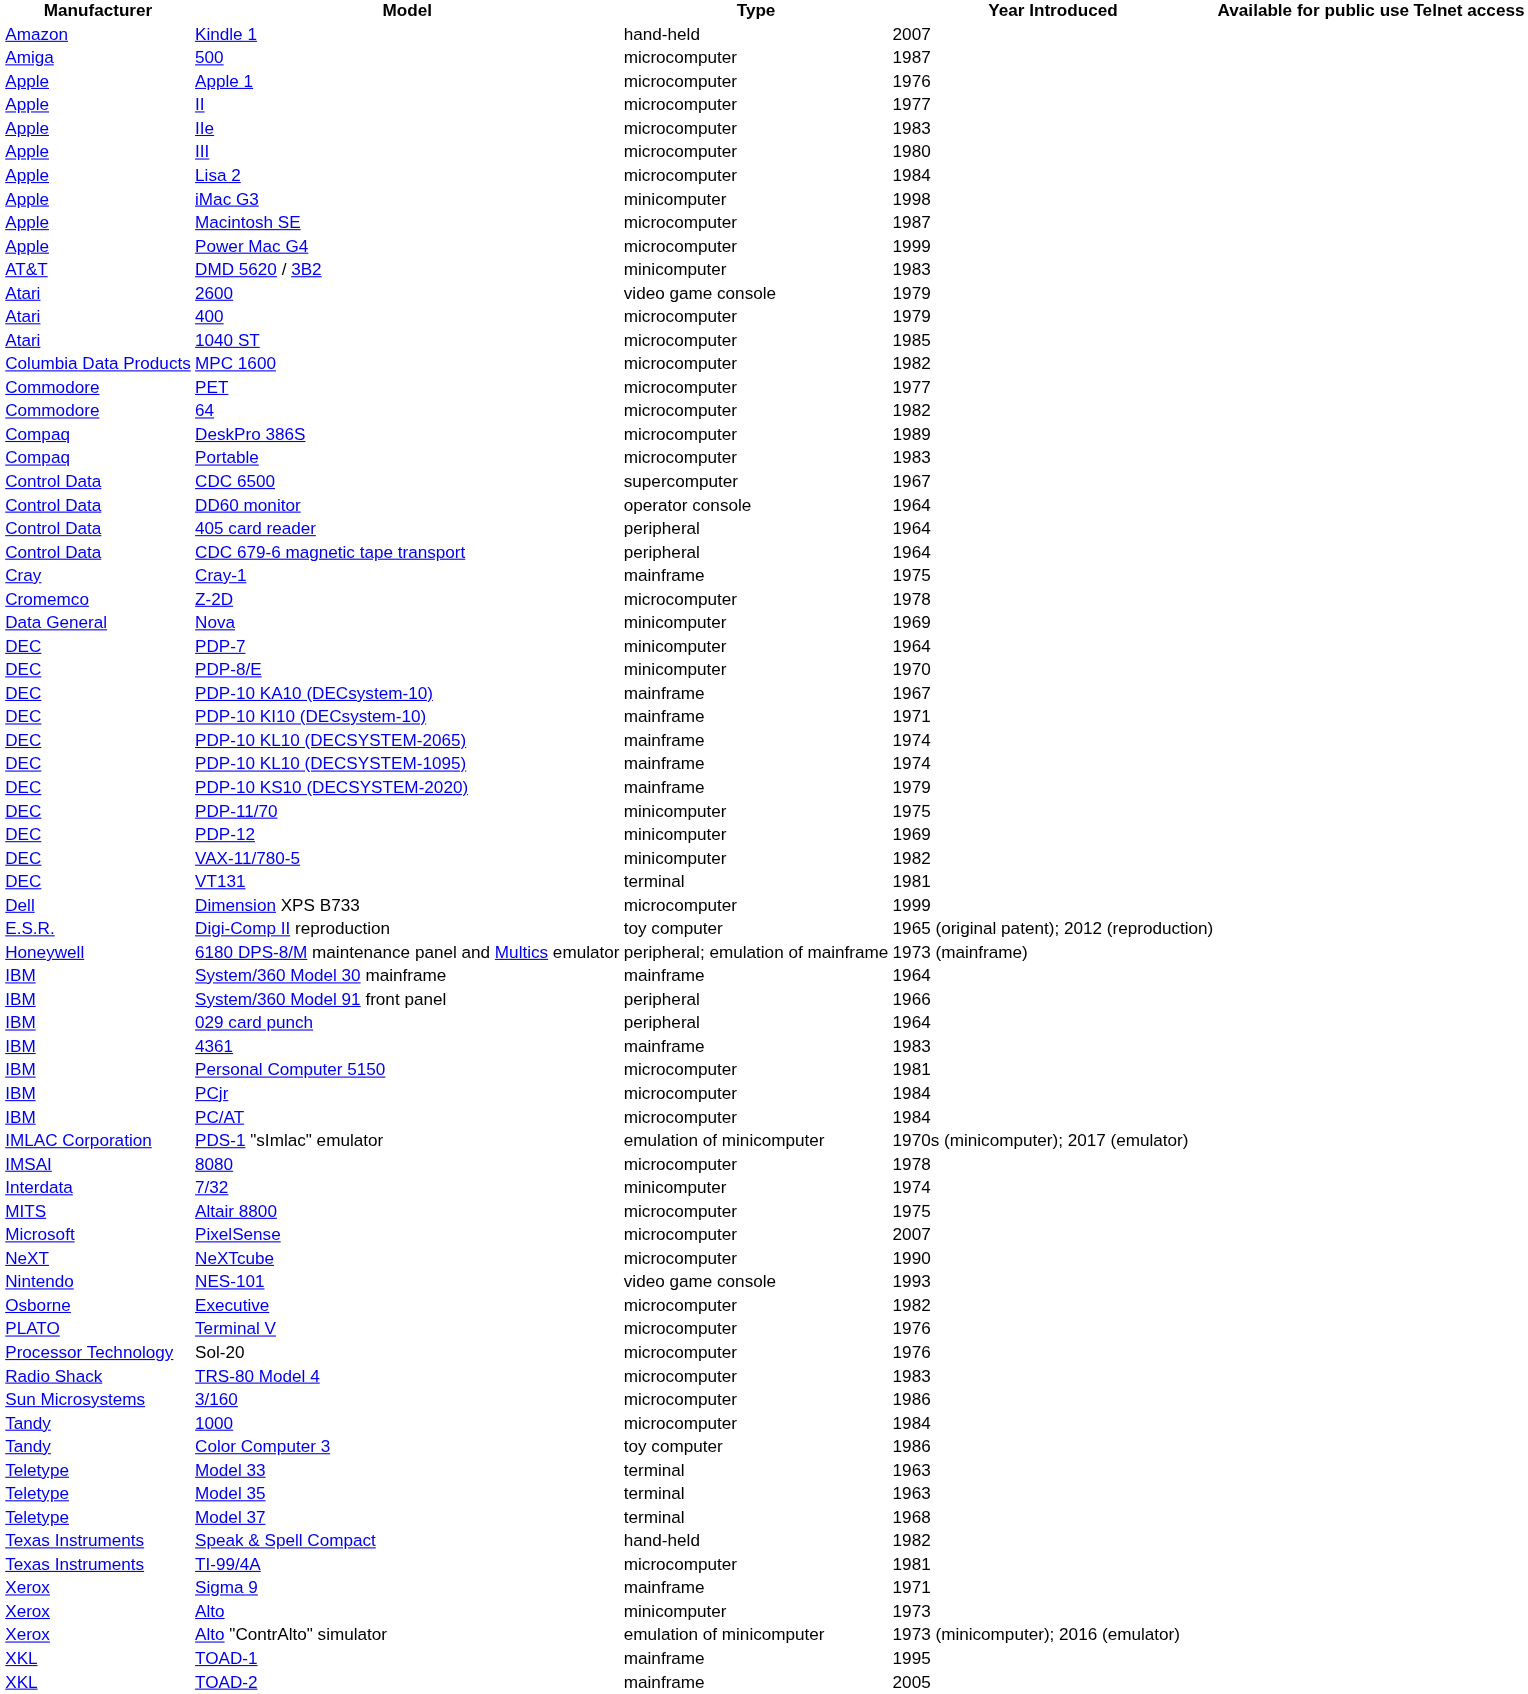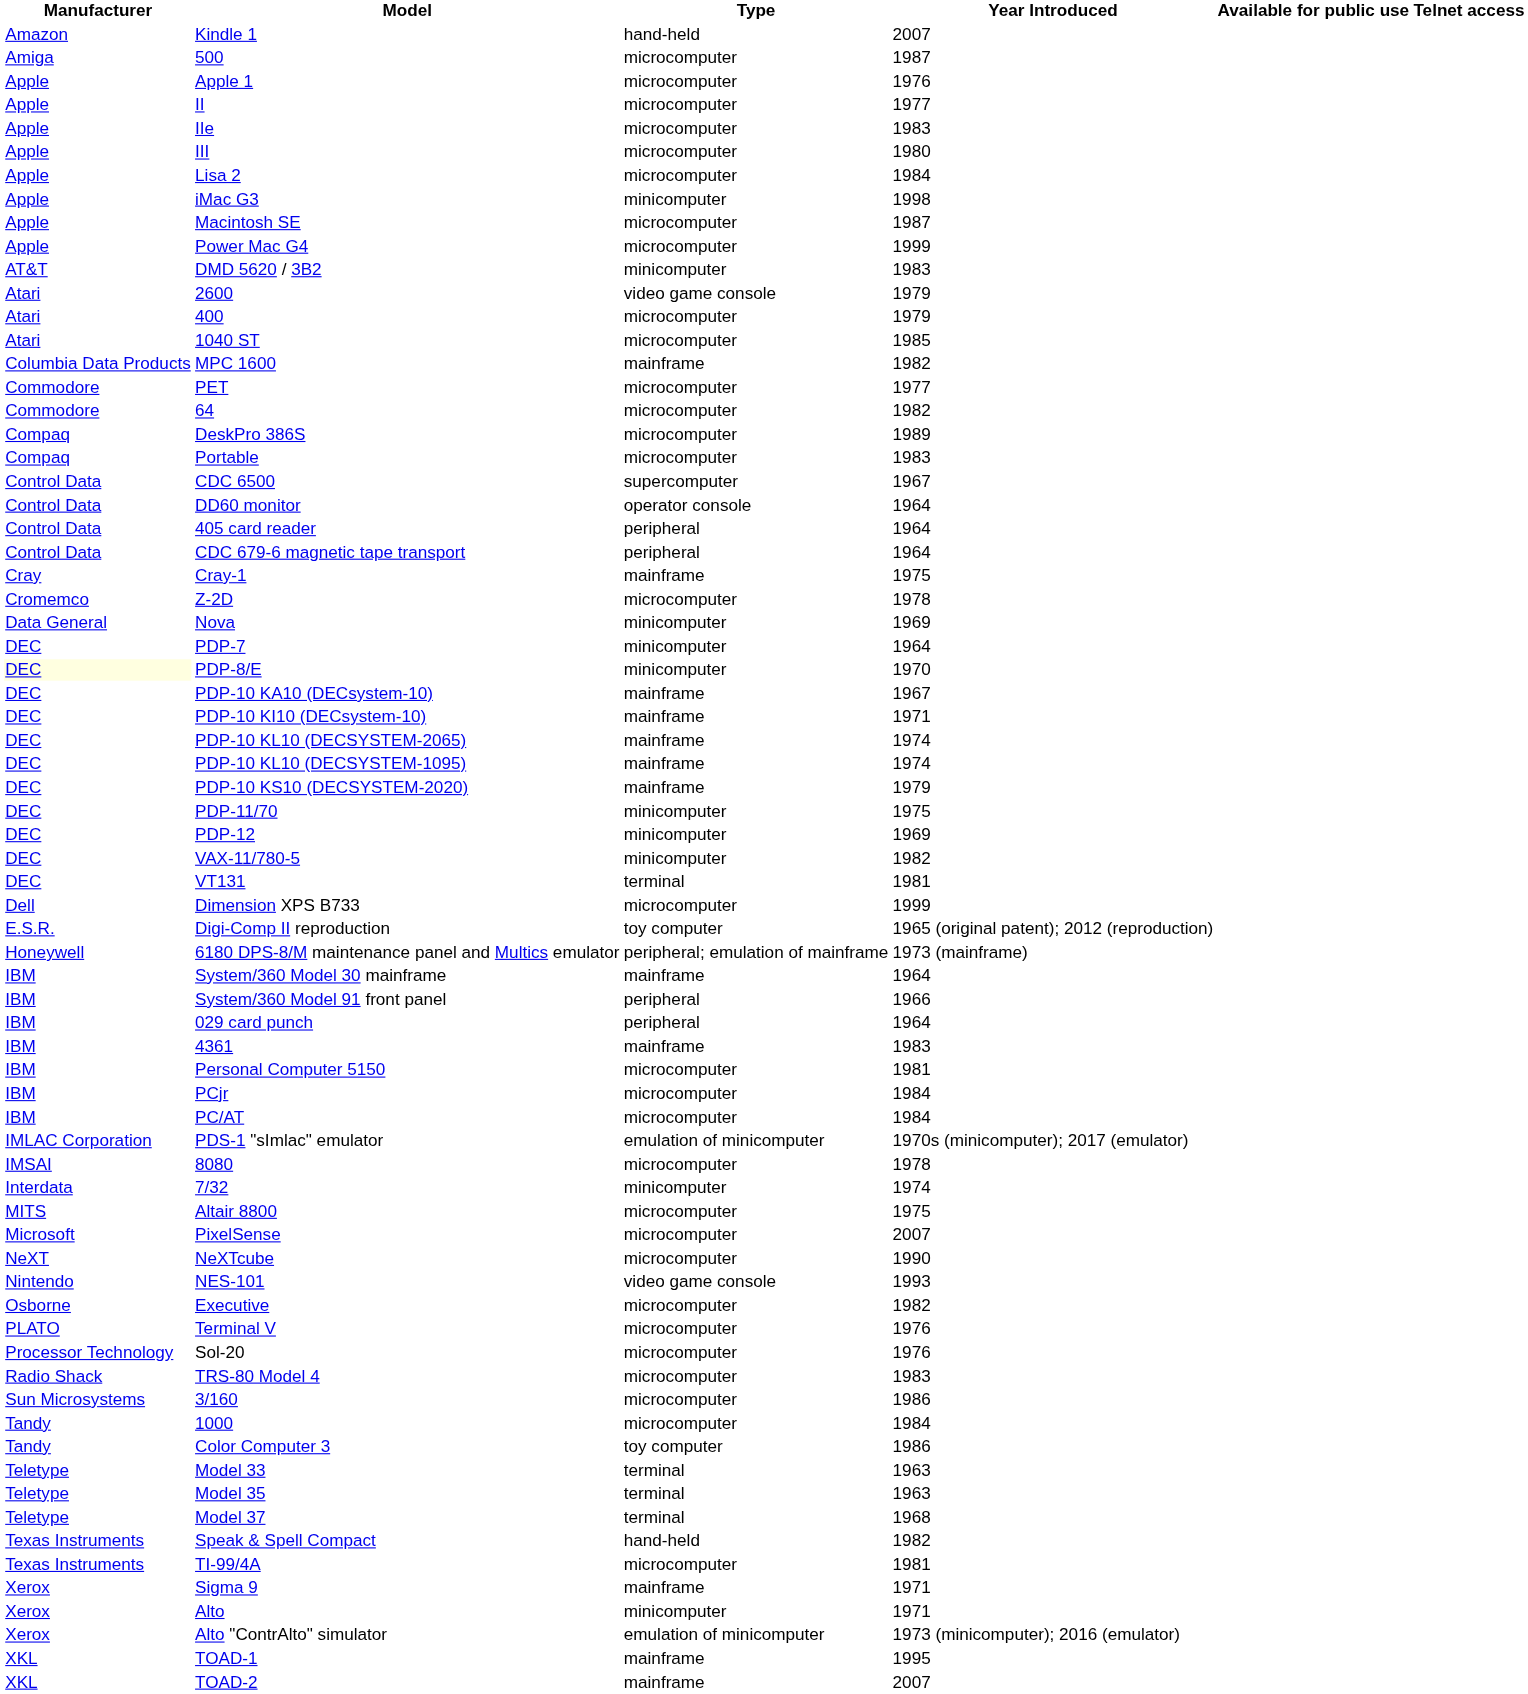(680, 363) microcomputer -> (664, 363) mainframe
(23, 669) no background -> (23, 669) lightyellow background
(912, 1611) 1973 -> (912, 1611) 1971
(912, 1682) 2005 -> (912, 1682) 2007
